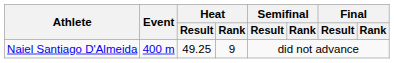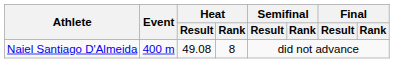(197, 49) 49.25 -> (197, 49) 49.08
(232, 49) 9 -> (232, 49) 8
